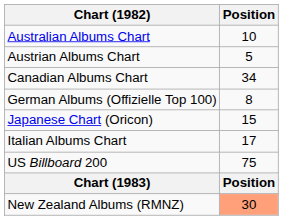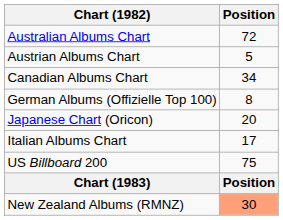(249, 36) 10 -> (249, 36) 72
(249, 120) 15 -> (249, 120) 20
